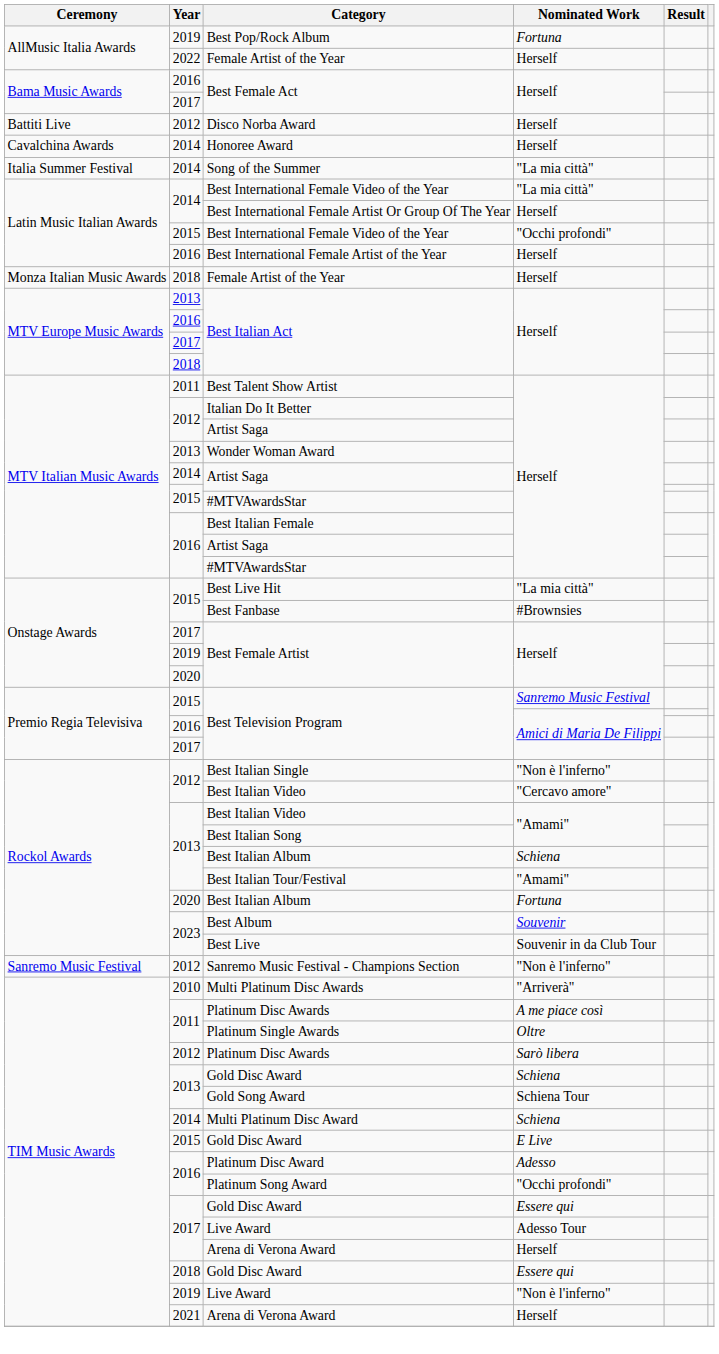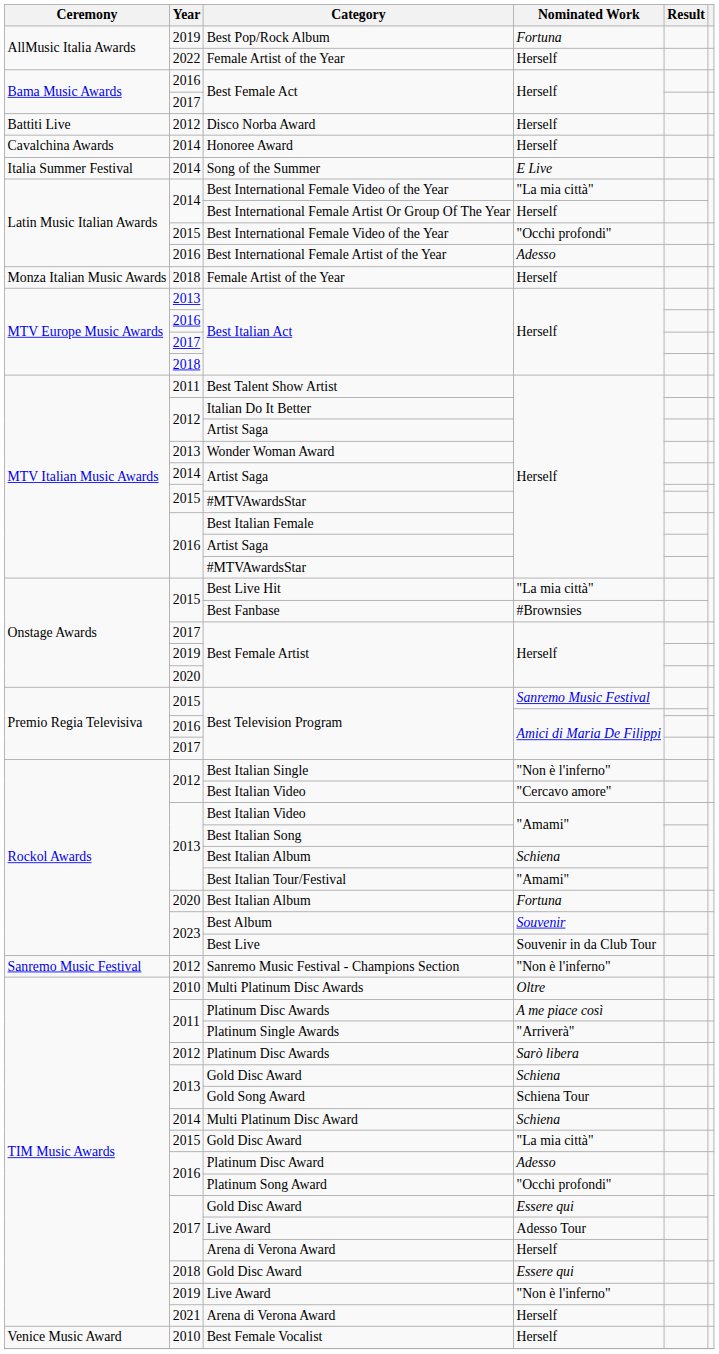(555, 168) "La mia città" -> (534, 168) E Live
(537, 255) Herself -> (536, 255) Adesso
(545, 988) "Arriverà" -> (531, 988) Oltre
(531, 1031) Oltre -> (545, 1031) "Arriverà"
(534, 1141) E Live -> (555, 1141) "La mia città"
+ row: (187, 1337)
